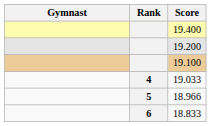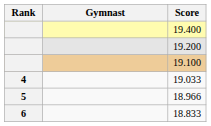columns swapped: (149, 13) <-> (67, 13)
